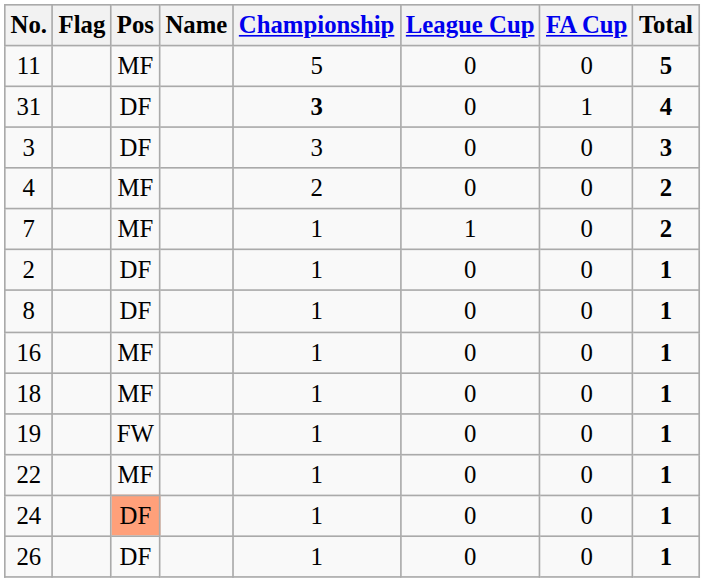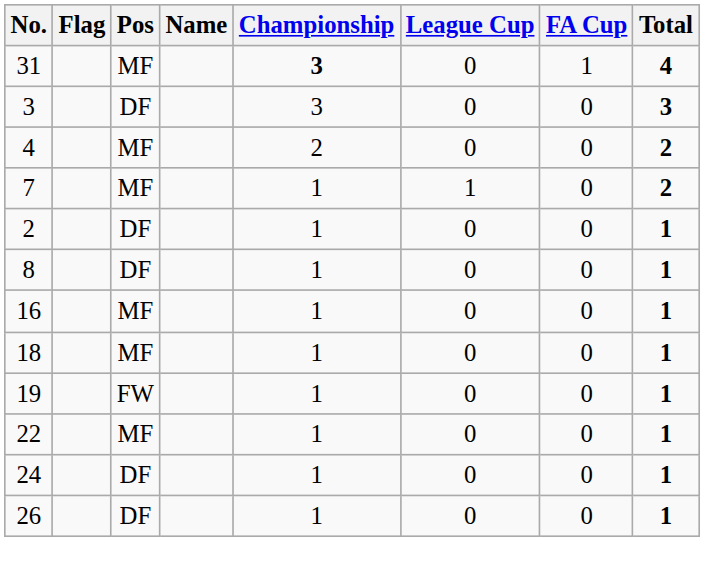- row: (29, 65)
(135, 106) DF -> (135, 65) MF
(135, 515) lightsalmon background -> (135, 474) no background
